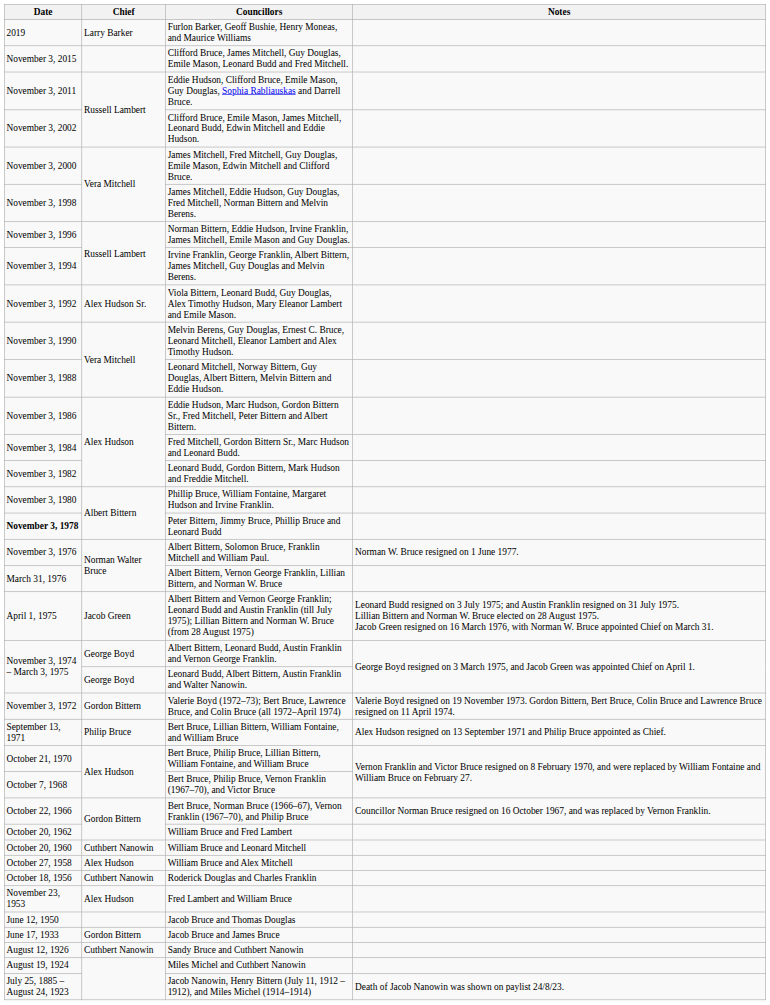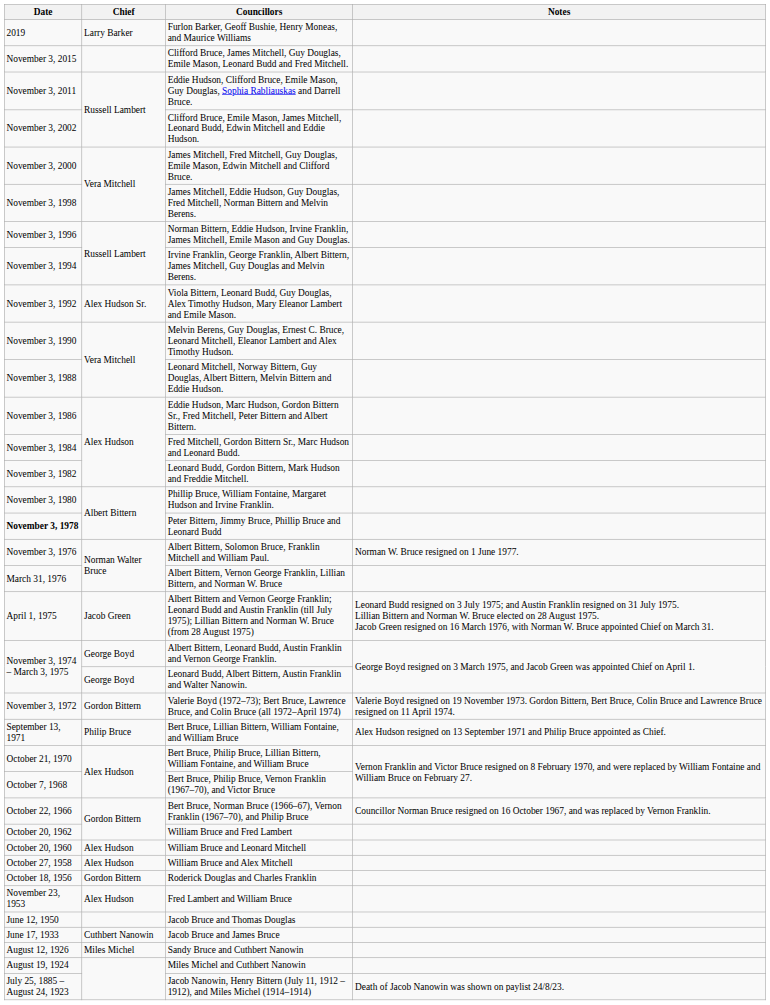(119, 847) Cuthbert Nanowin -> (109, 847) Alex Hudson
(119, 878) Cuthbert Nanowin -> (113, 878) Gordon Bittern
(113, 935) Gordon Bittern -> (119, 935) Cuthbert Nanowin
(119, 950) Cuthbert Nanowin -> (109, 950) Miles Michel
